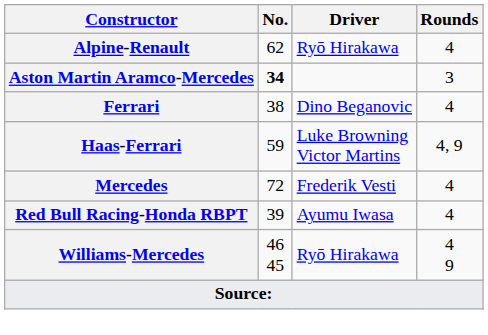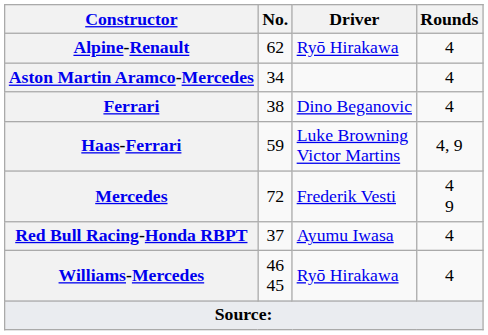(275, 77) bold -> (275, 77) normal
(449, 77) 3 -> (449, 77) 4
(449, 185) 4 -> (449, 195) 4 9
(275, 214) 39 -> (275, 235) 37
(449, 254) 4 9 -> (449, 274) 4
